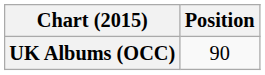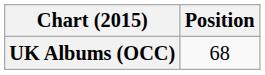(220, 52) 90 -> (220, 52) 68
